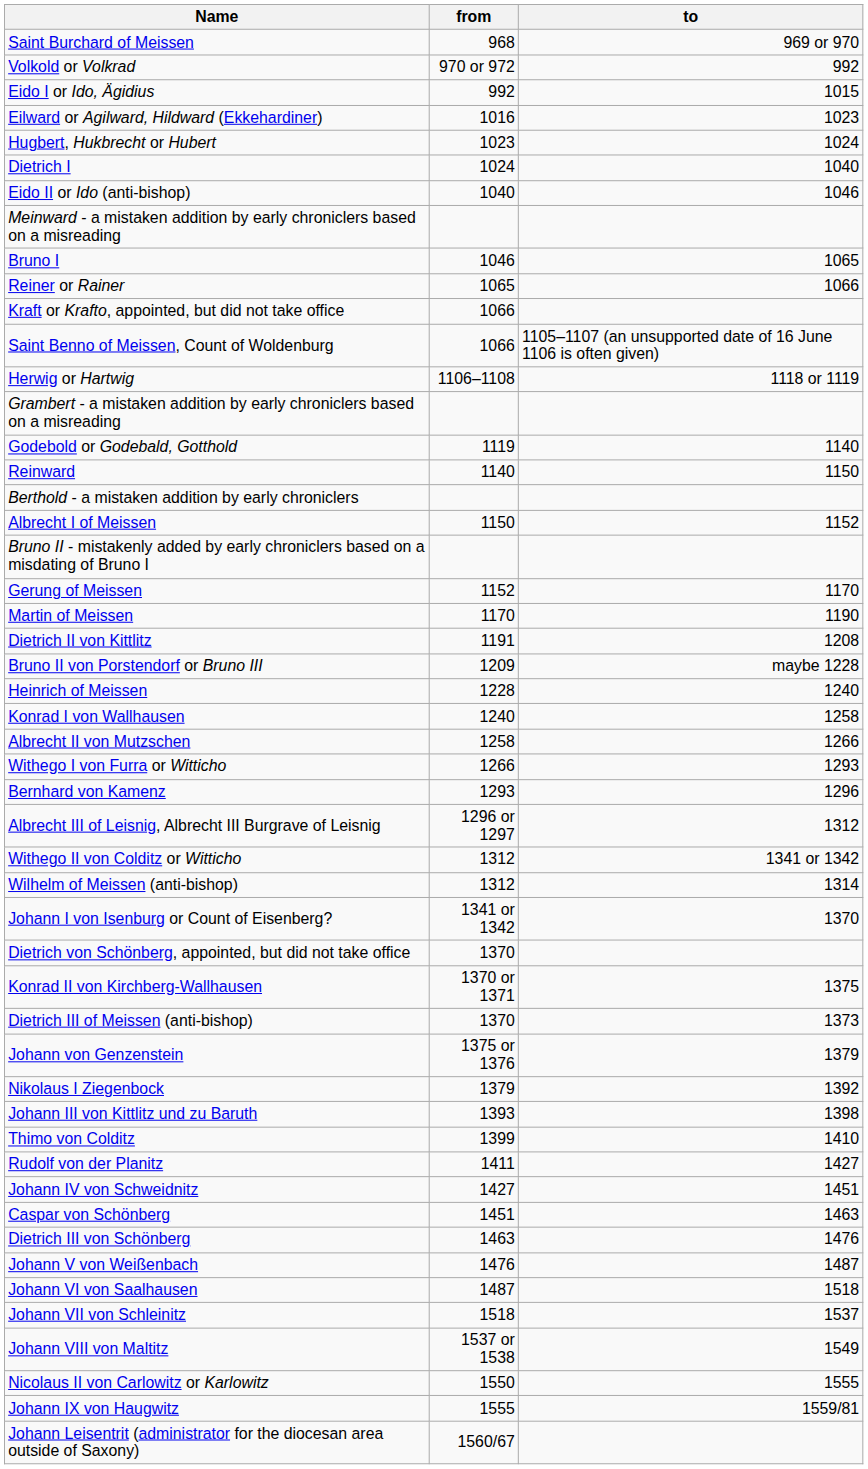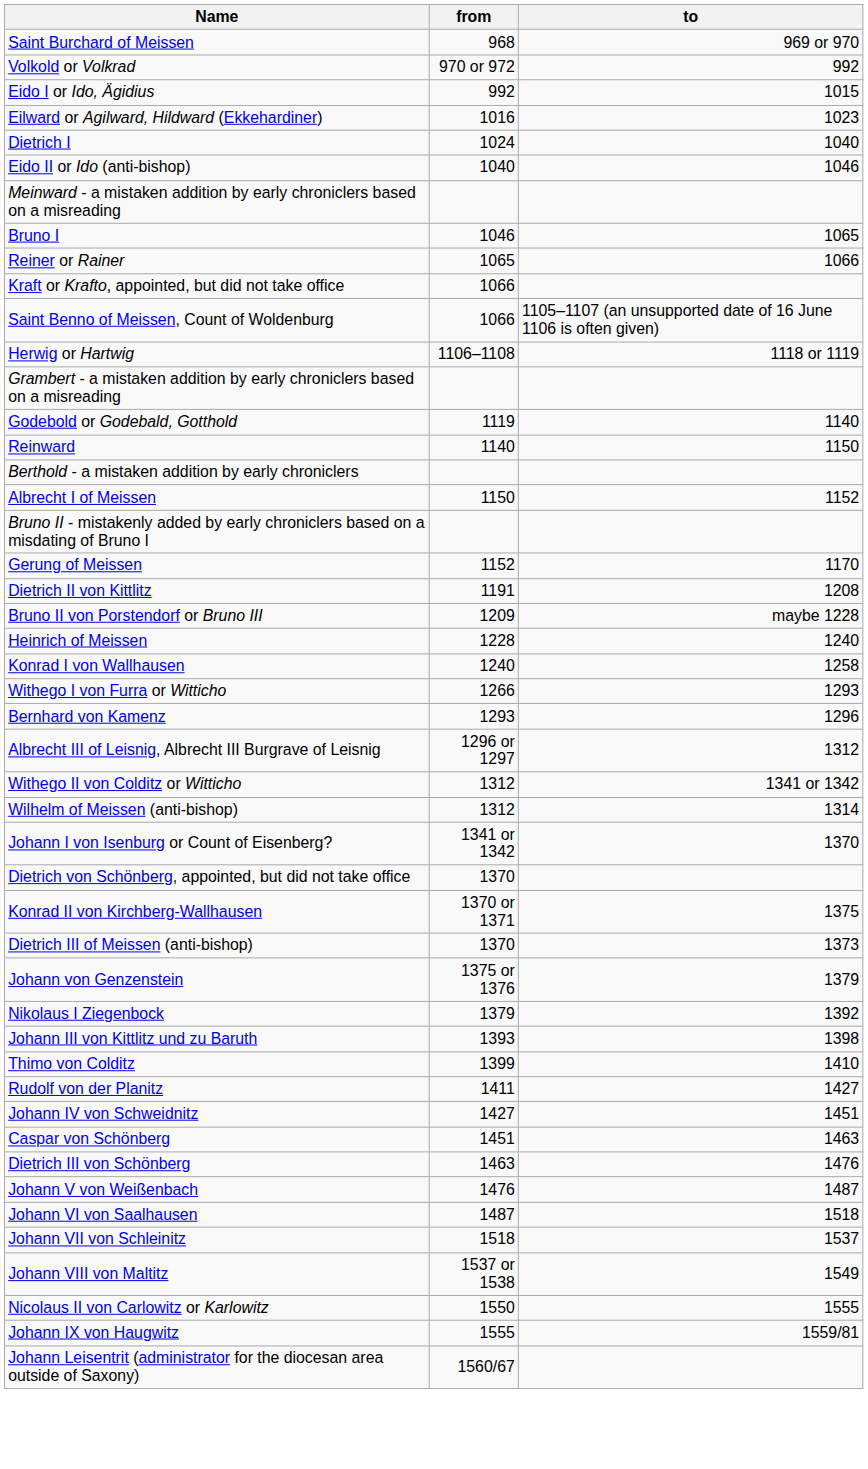- row: (112, 142)
- row: (71, 615)
- row: (99, 741)
